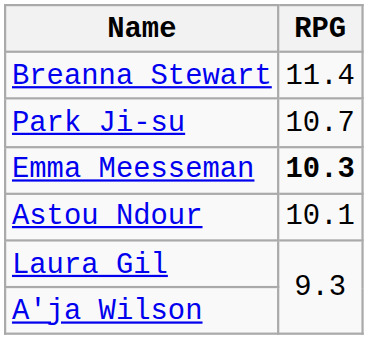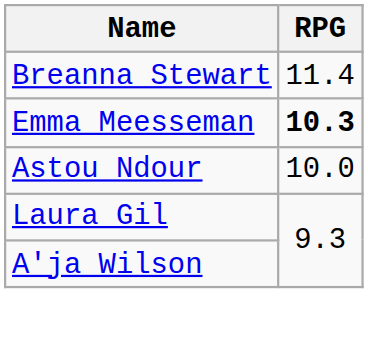- row: (99, 123)
(320, 217) 10.1 -> (320, 170) 10.0
